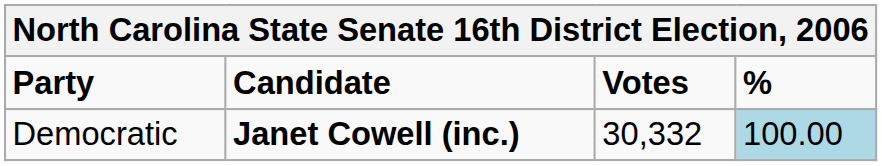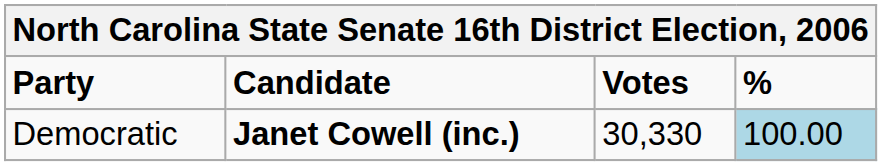(652, 133) 30,332 -> (652, 133) 30,330
